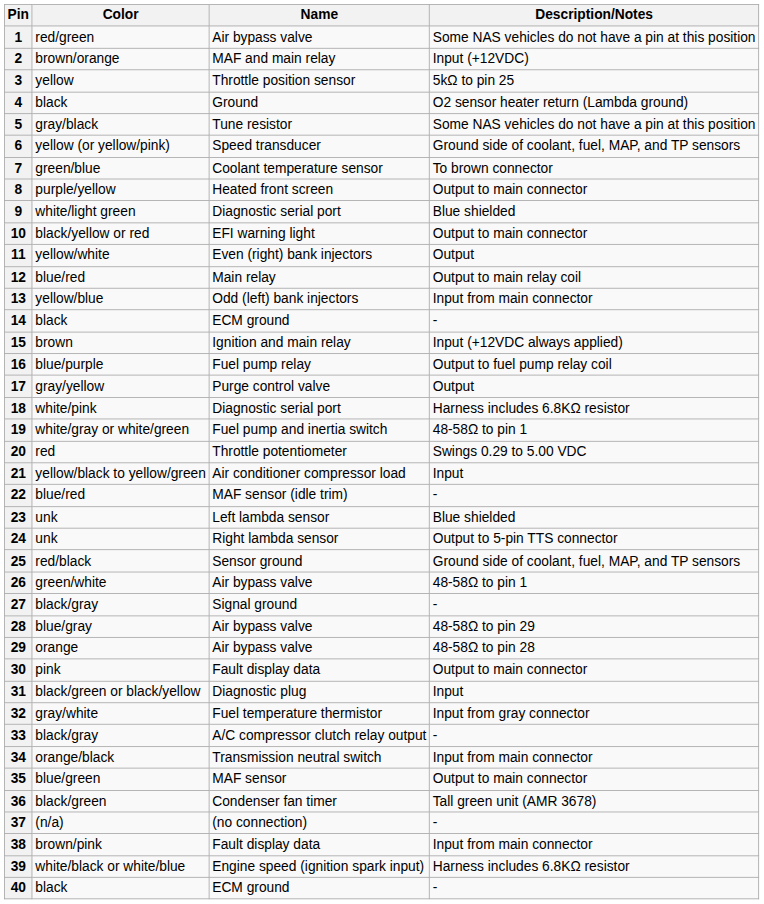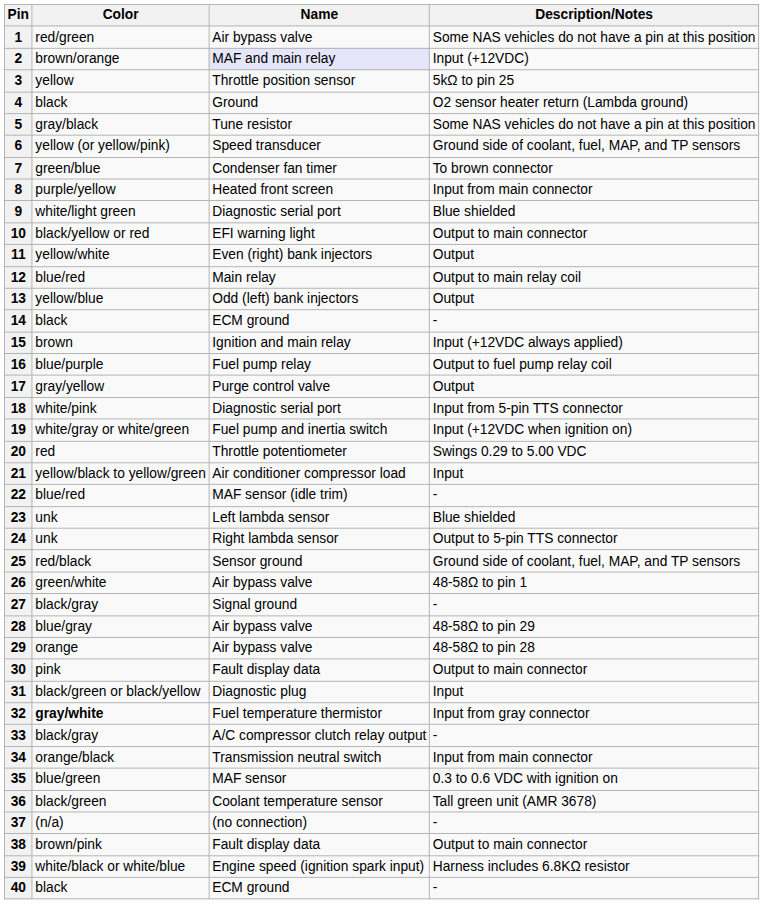(274, 59) no background -> (274, 59) lavender background
(298, 168) Coolant temperature sensor -> (275, 168) Condenser fan timer
(510, 189) Output to main connector -> (513, 189) Input from main connector
(513, 299) Input from main connector -> (453, 299) Output
(531, 408) Harness includes 6.8KΩ resistor -> (528, 408) Input from 5-pin TTS connector
(480, 430) 48-58Ω to pin 1 -> (532, 430) Input (+12VDC when ignition on)
(67, 713) normal -> (69, 713) bold
(510, 779) Output to main connector -> (525, 779) 0.3 to 0.6 VDC with ignition on
(275, 801) Condenser fan timer -> (298, 801) Coolant temperature sensor
(513, 844) Input from main connector -> (510, 844) Output to main connector
